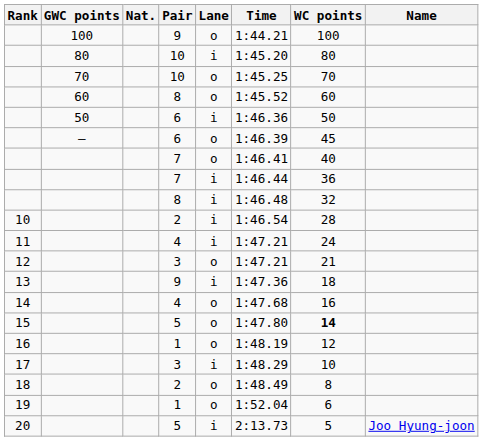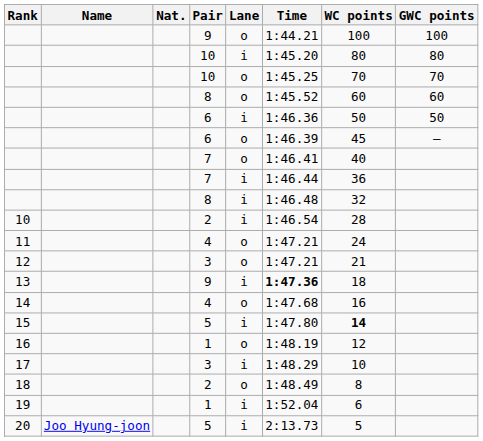columns swapped: (422, 15) <-> (82, 15)
(214, 241) i -> (244, 241) o
(261, 282) normal -> (292, 282) bold
(214, 323) o -> (244, 323) i
(214, 405) o -> (244, 405) i
